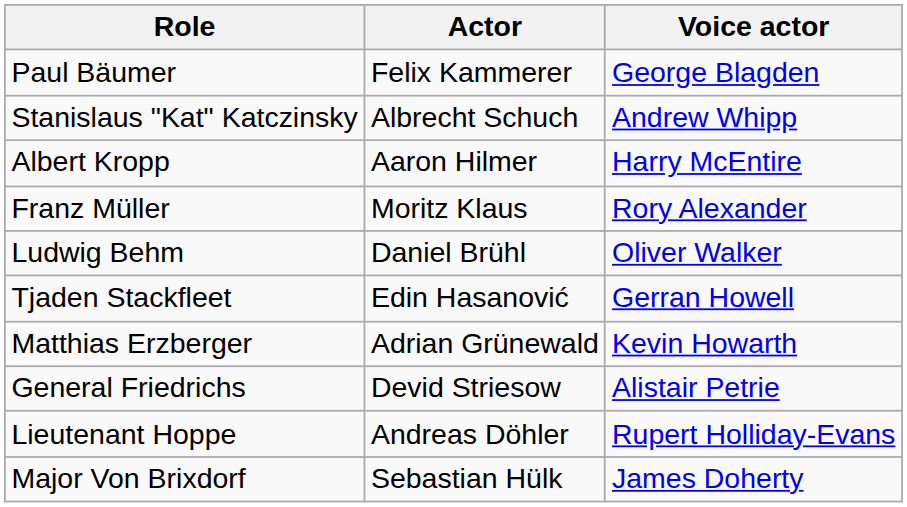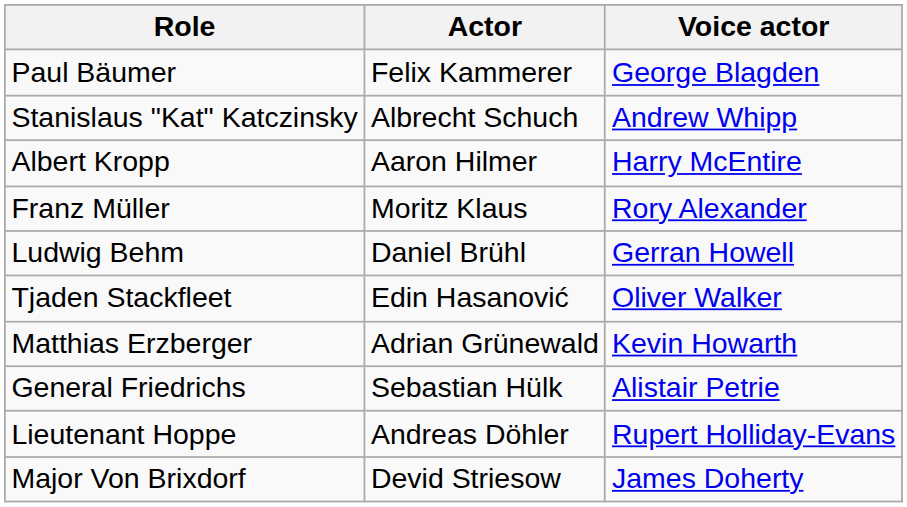(697, 252) Oliver Walker -> (703, 252) Gerran Howell
(703, 298) Gerran Howell -> (697, 298) Oliver Walker
(466, 388) Devid Striesow -> (467, 388) Sebastian Hülk
(467, 478) Sebastian Hülk -> (466, 478) Devid Striesow
